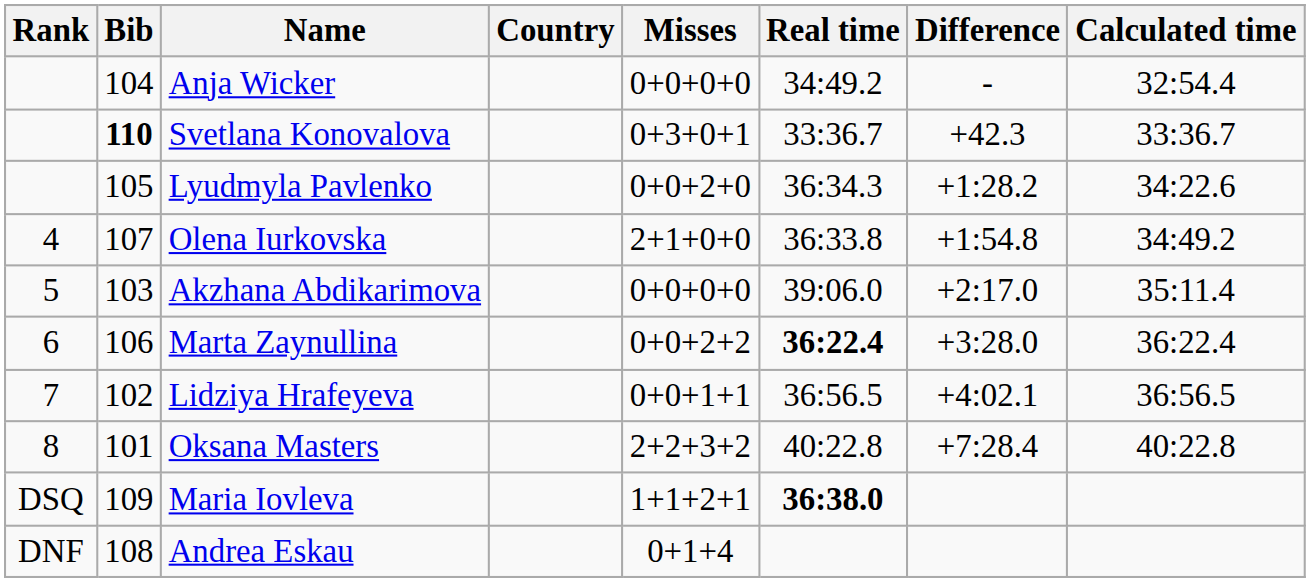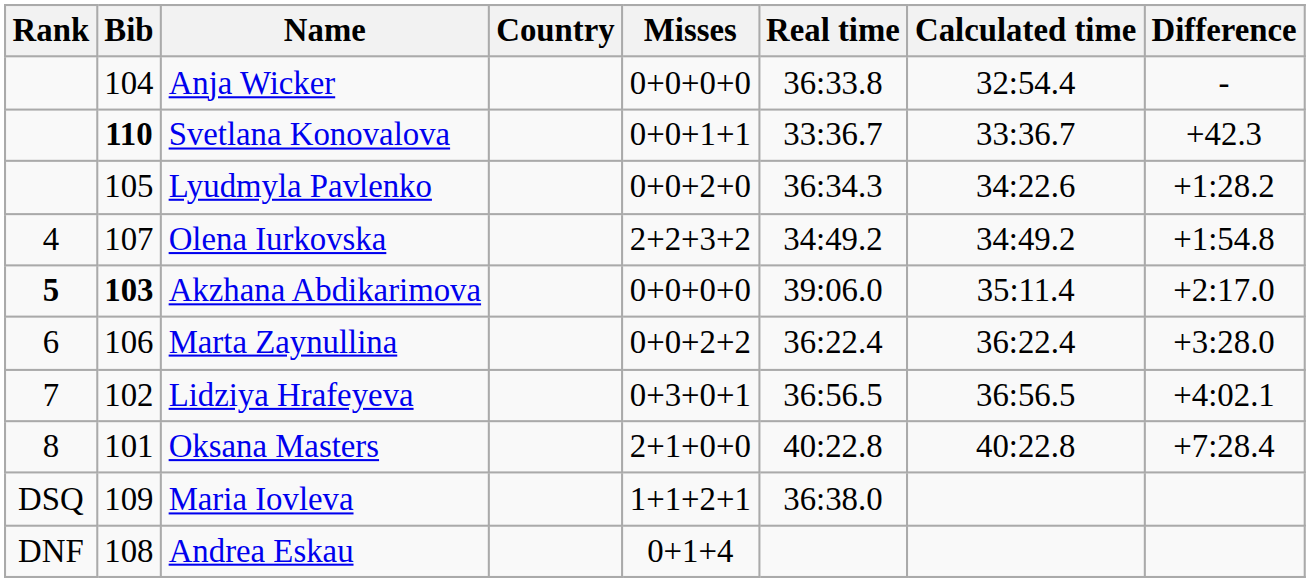columns swapped: (1186, 30) <-> (988, 30)
(833, 82) 34:49.2 -> (833, 82) 36:33.8
(690, 134) 0+3+0+1 -> (690, 134) 0+0+1+1
(690, 238) 2+1+0+0 -> (690, 238) 2+2+3+2
(833, 238) 36:33.8 -> (833, 238) 34:49.2
(51, 290) normal -> (51, 290) bold
(129, 290) normal -> (129, 290) bold
(833, 342) bold -> (833, 342) normal
(690, 394) 0+0+1+1 -> (690, 394) 0+3+0+1
(690, 446) 2+2+3+2 -> (690, 446) 2+1+0+0
(833, 498) bold -> (833, 498) normal
